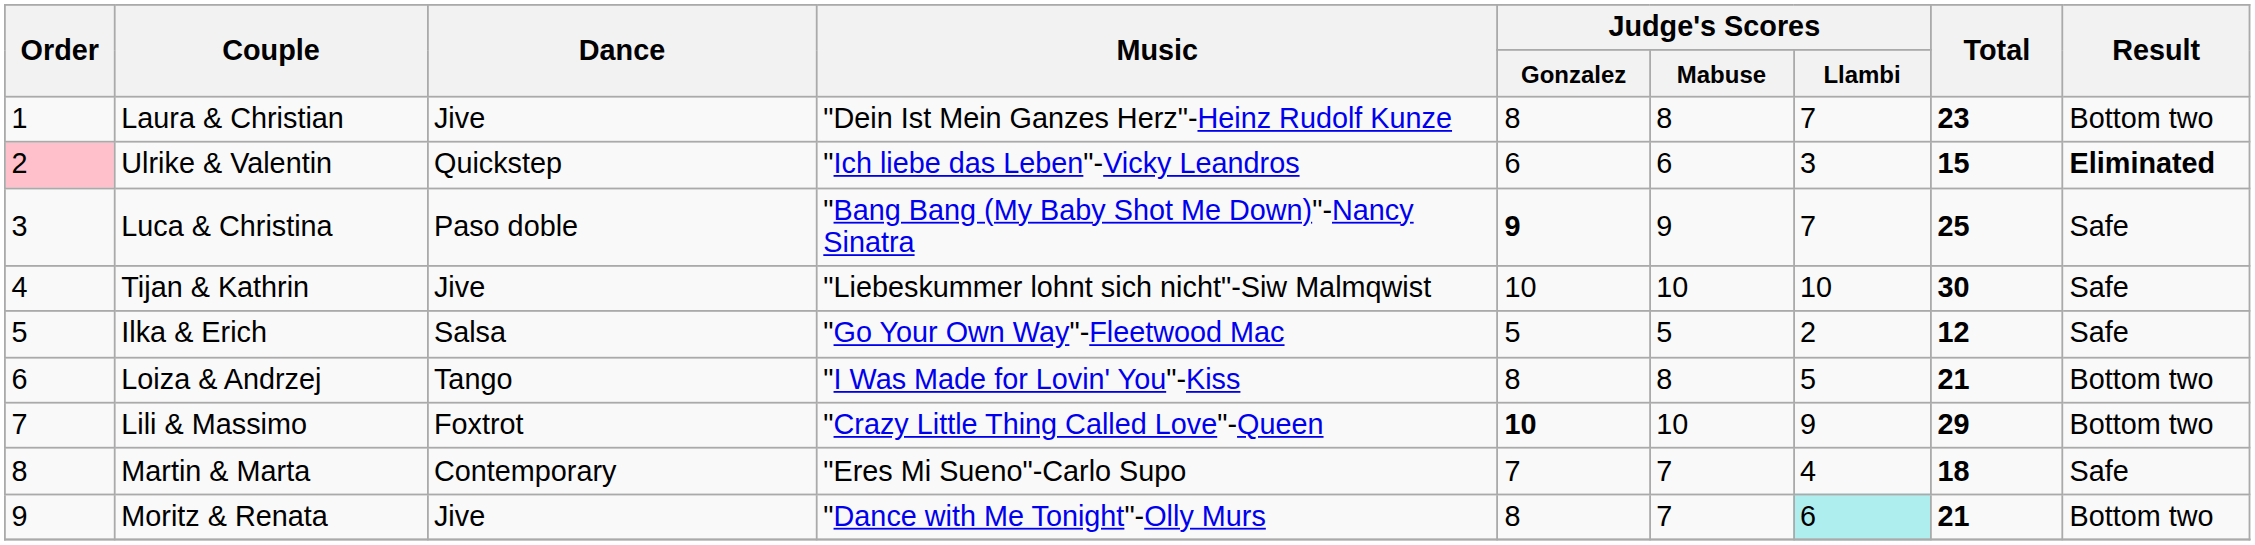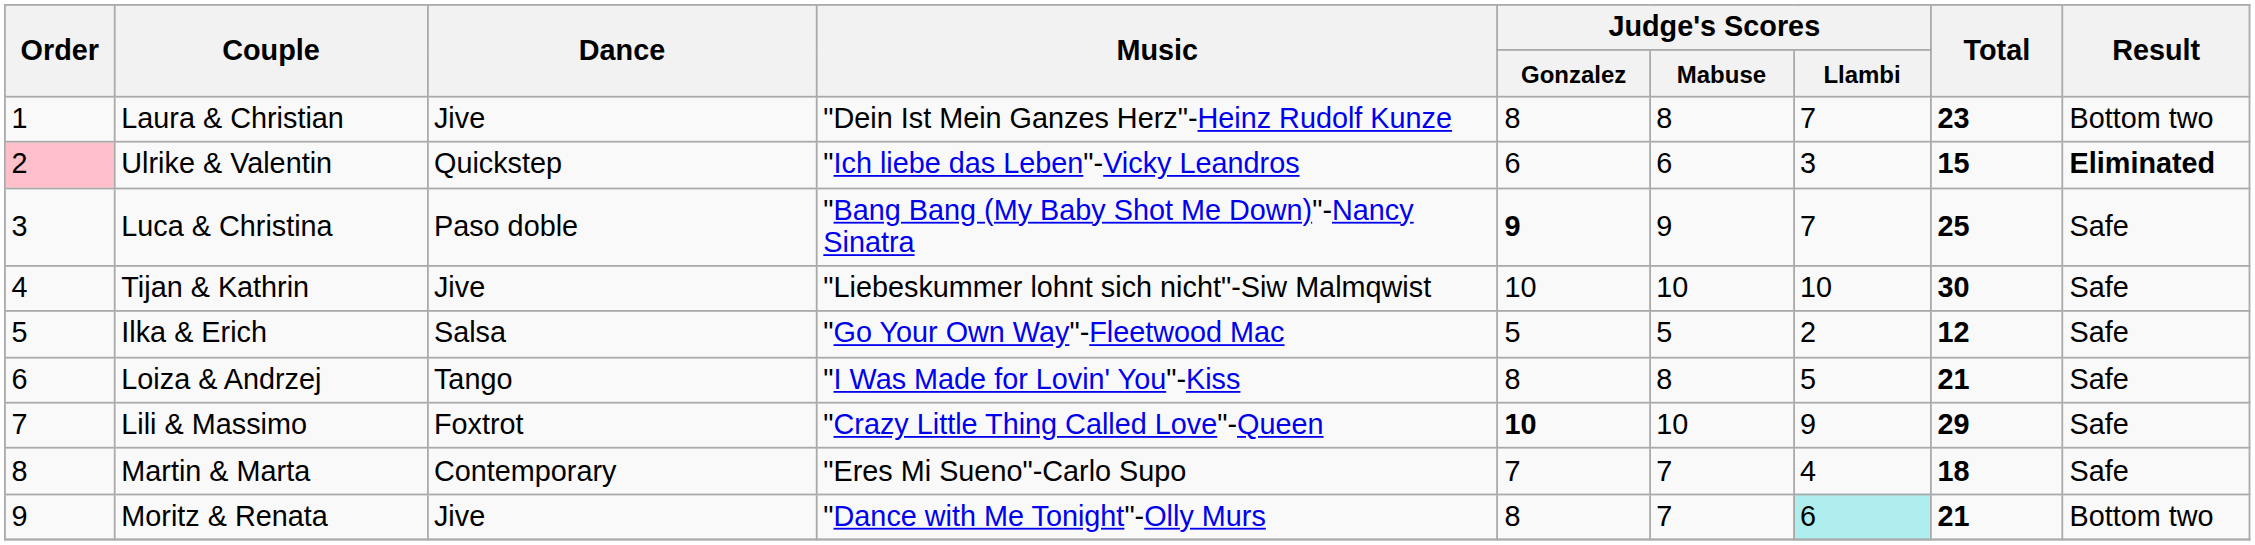(2142, 379) Bottom two -> (2099, 379) Safe
(2142, 425) Bottom two -> (2099, 425) Safe
